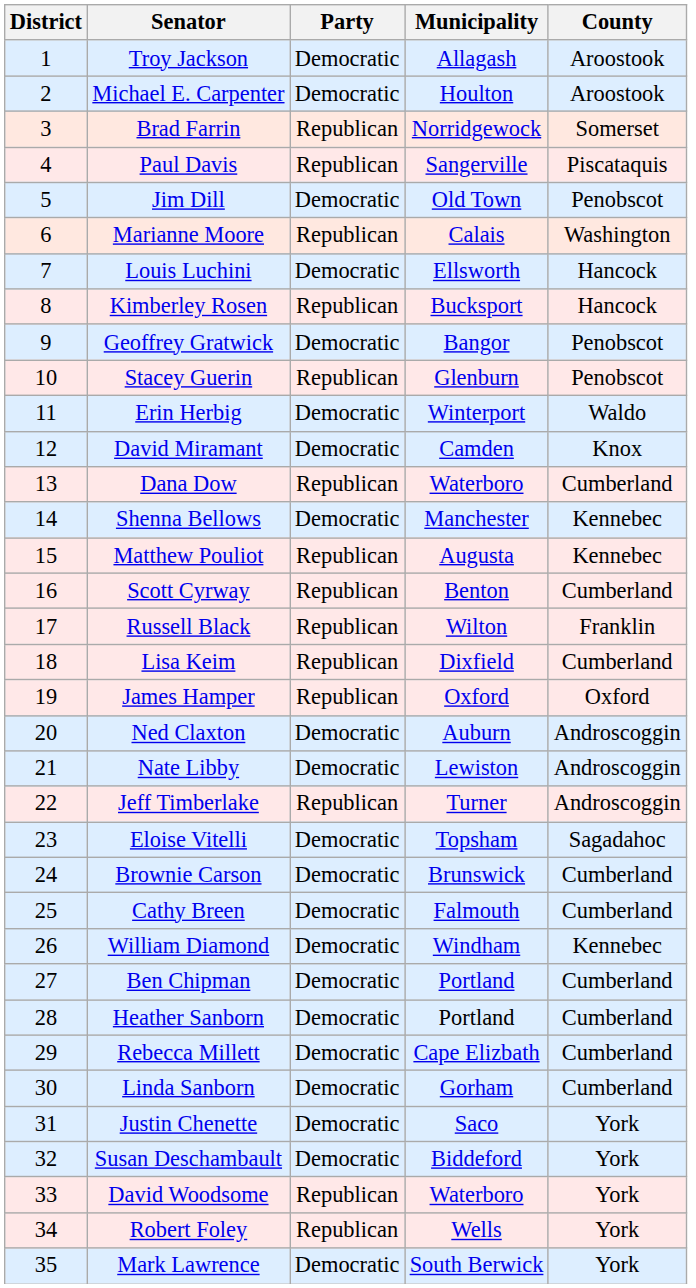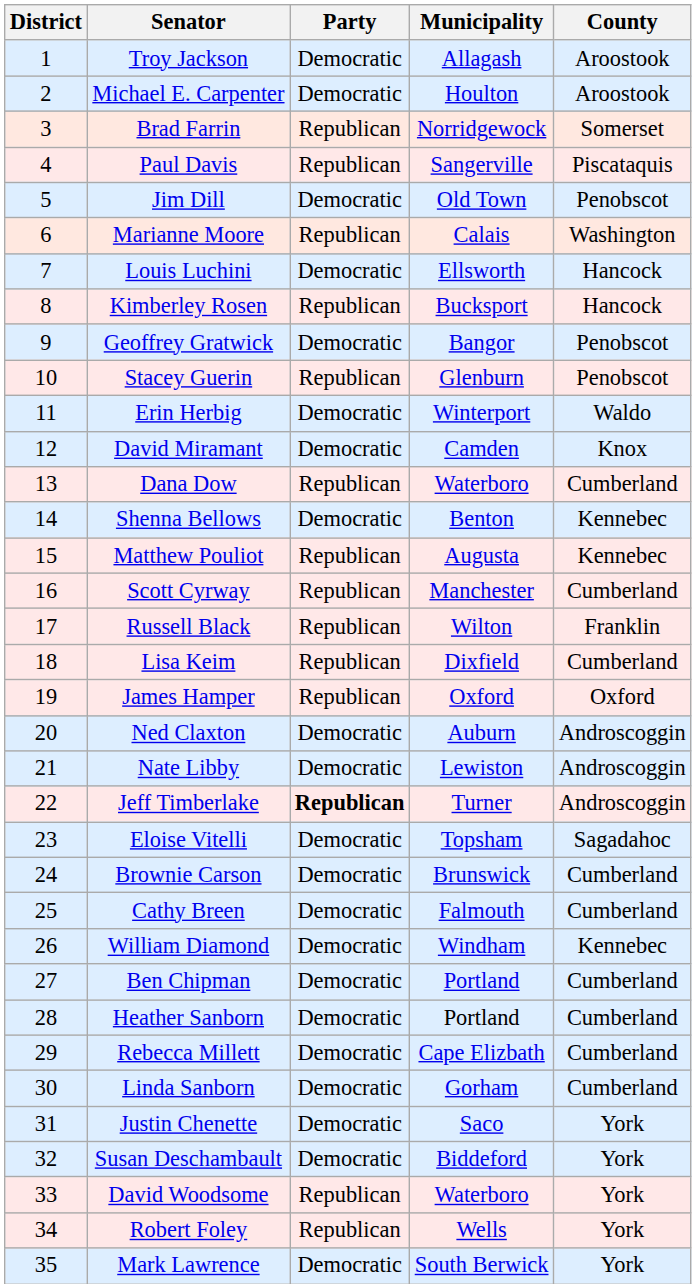(477, 519) Manchester -> (482, 519) Benton
(477, 590) Benton -> (482, 590) Manchester
(347, 803) normal -> (350, 803) bold
